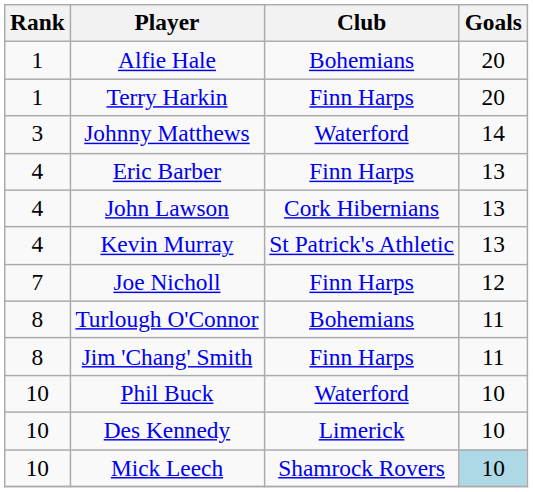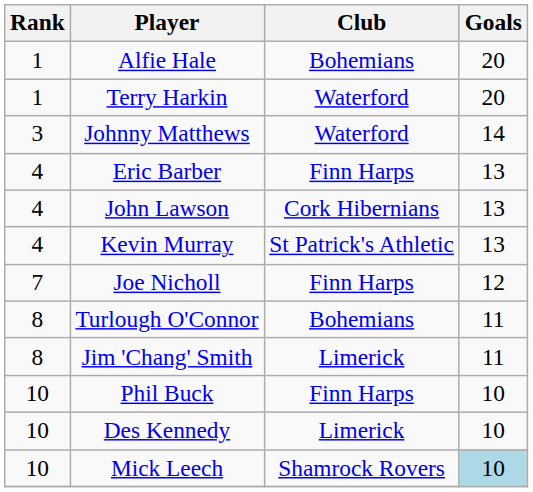(362, 97) Finn Harps -> (362, 97) Waterford
(362, 356) Finn Harps -> (362, 356) Limerick
(362, 393) Waterford -> (362, 393) Finn Harps
